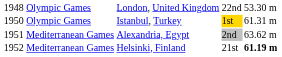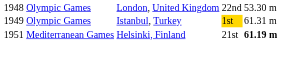(14, 21) 1950 -> (14, 21) 1949
- row: (153, 34)
(14, 48) 1952 -> (14, 34) 1951
